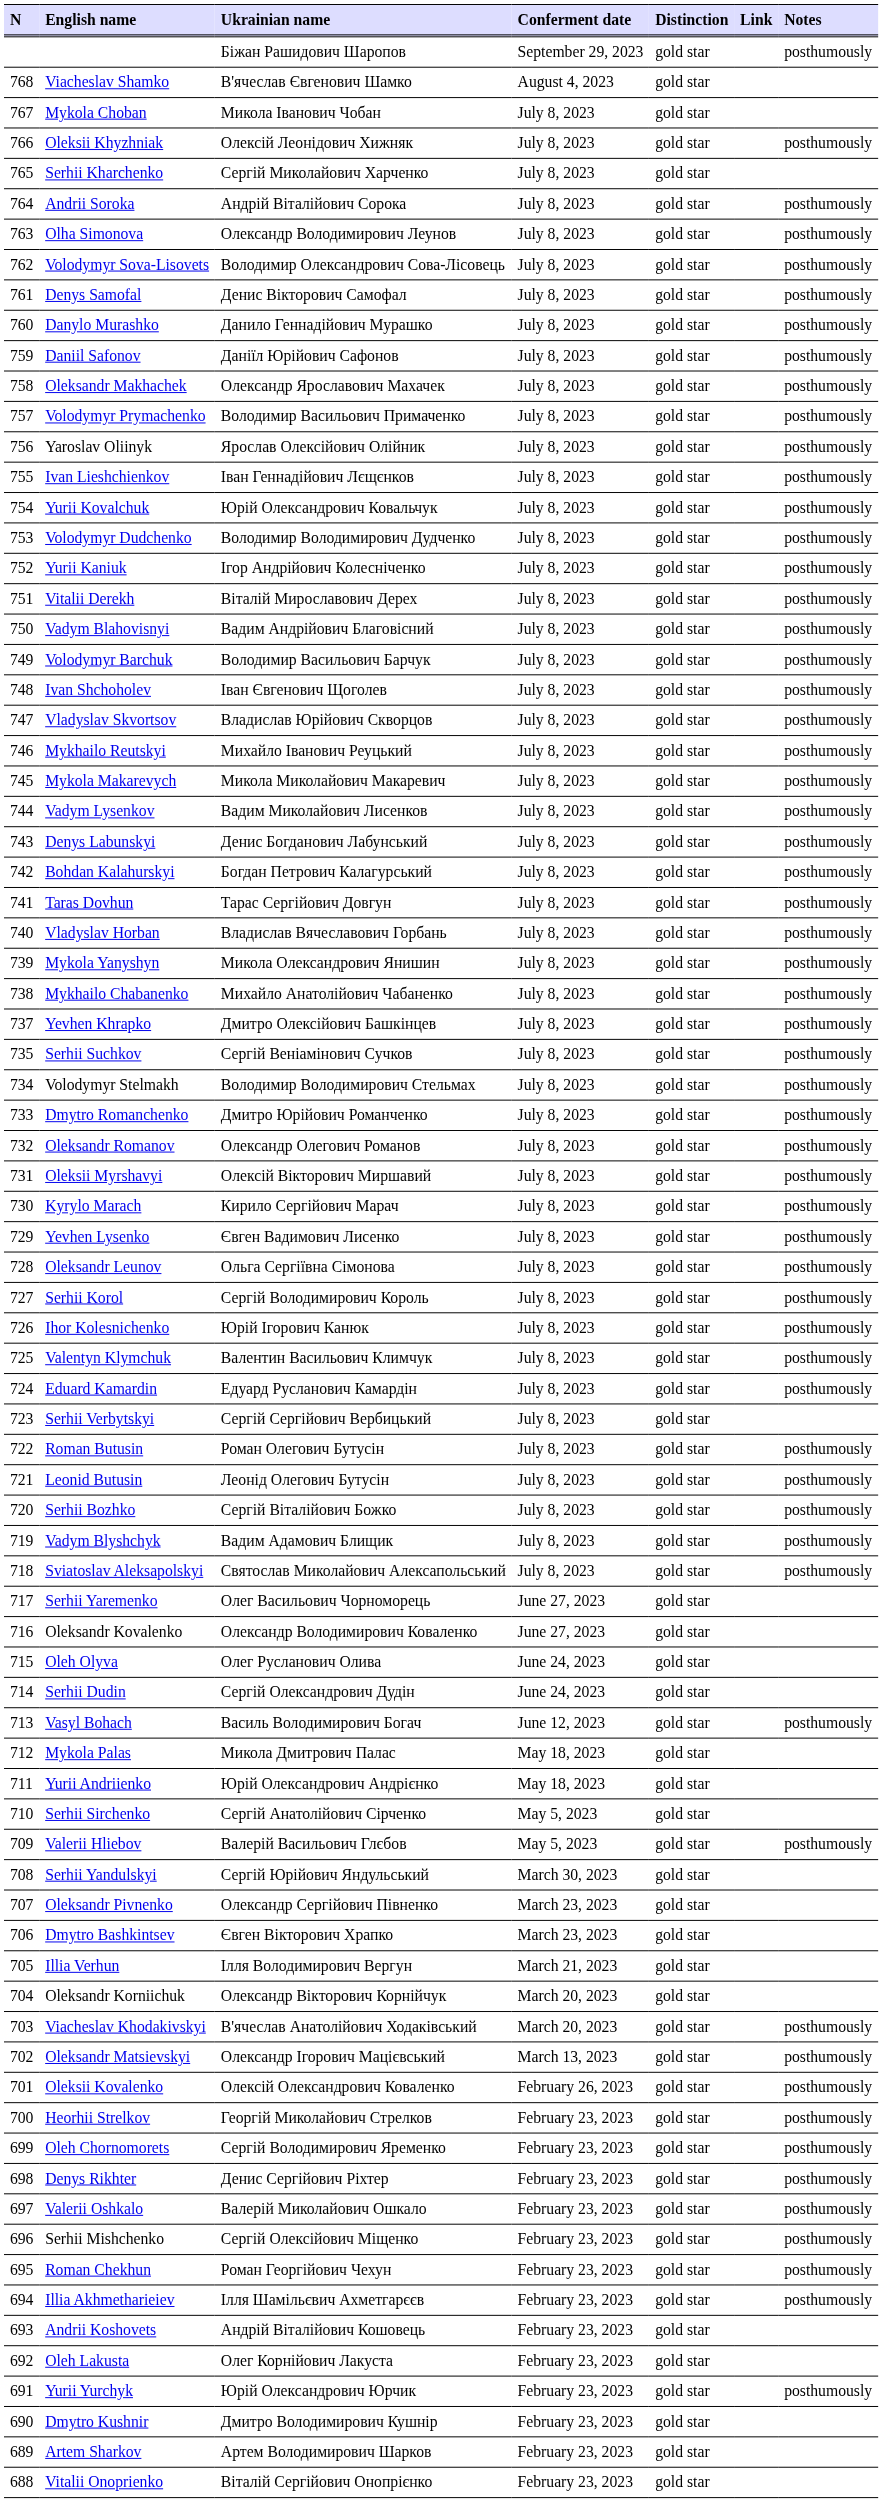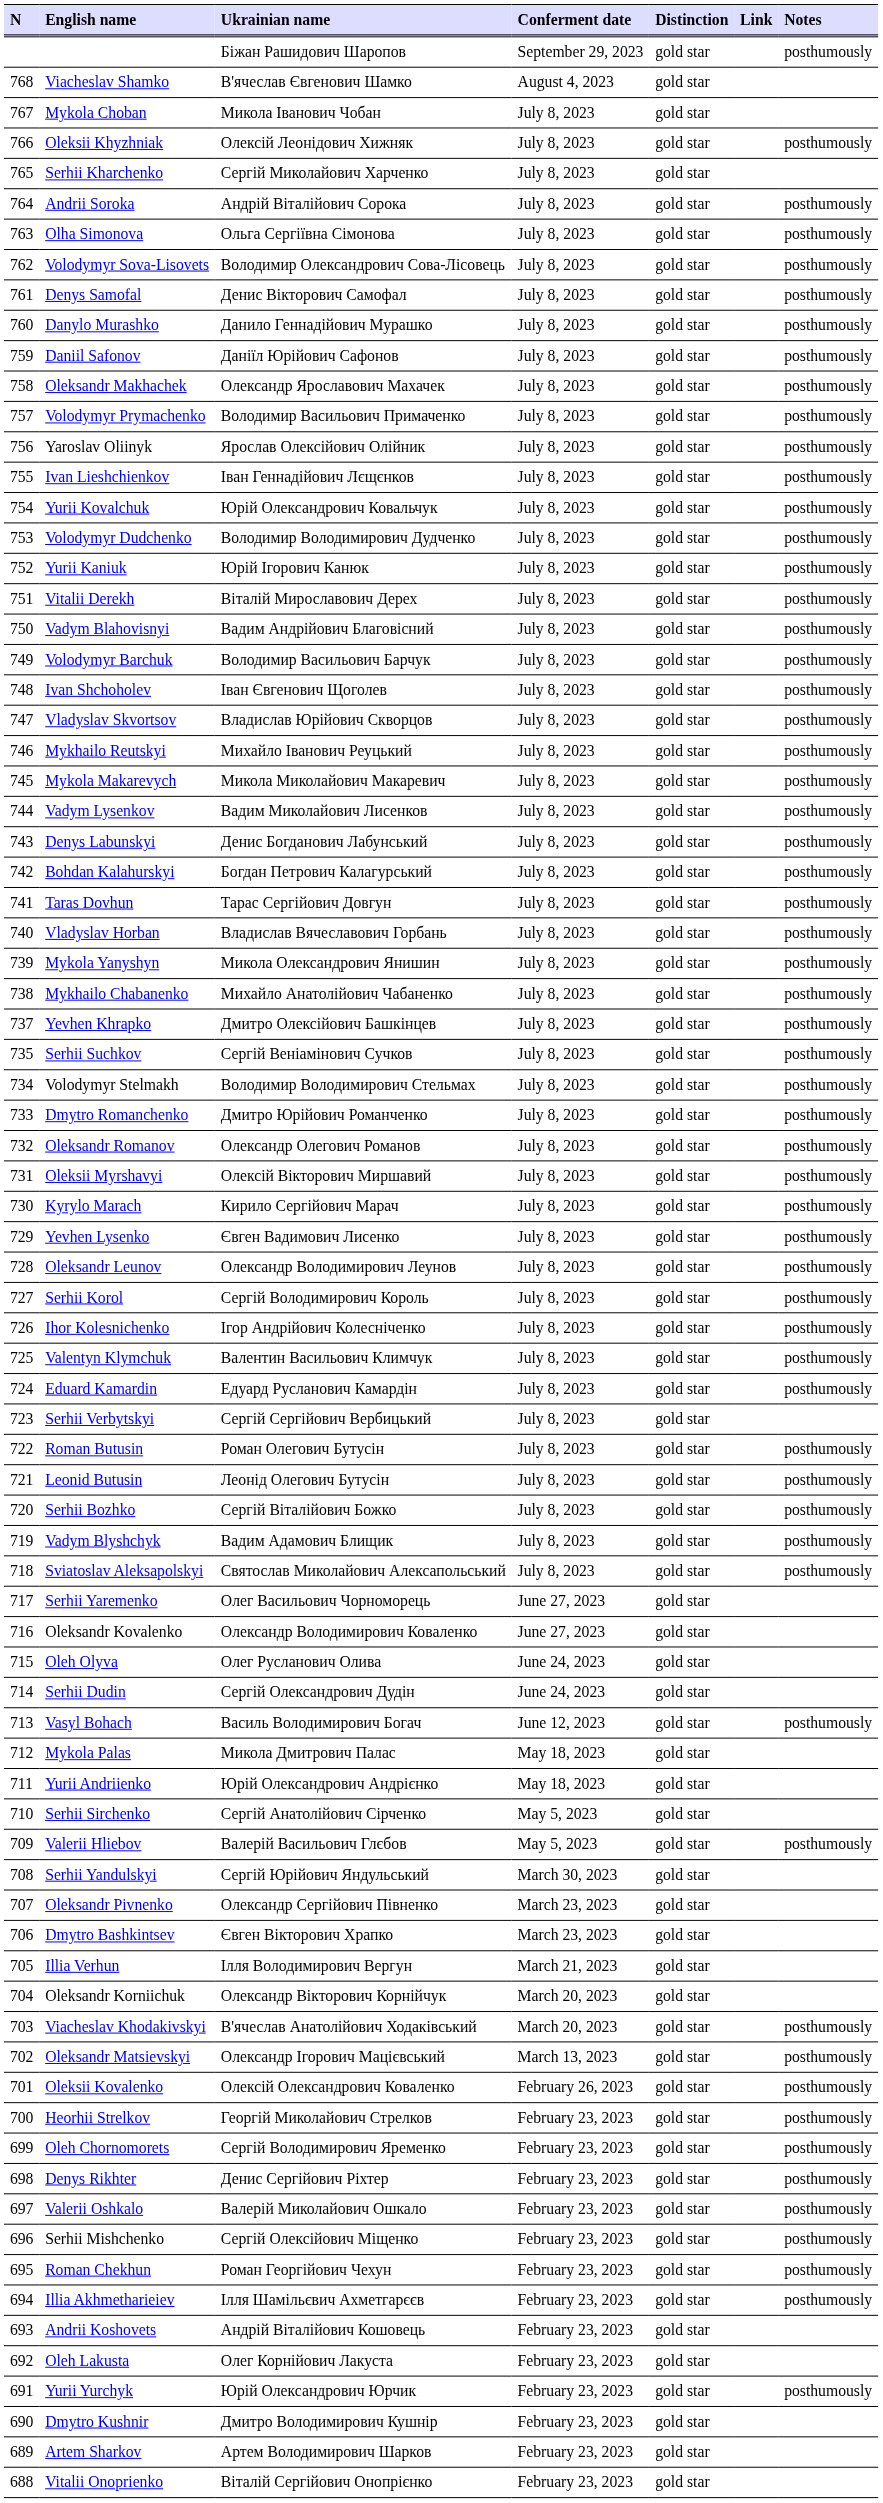(339, 234) Олександр Володимирович Леунов -> (308, 234) Ольга Сергіївна Сімонова
(323, 568) Ігор Андрійович Колесніченко -> (295, 568) Юрій Ігорович Канюк
(308, 1267) Ольга Сергіївна Сімонова -> (339, 1267) Олександр Володимирович Леунов
(295, 1327) Юрій Ігорович Канюк -> (323, 1327) Ігор Андрійович Колесніченко
